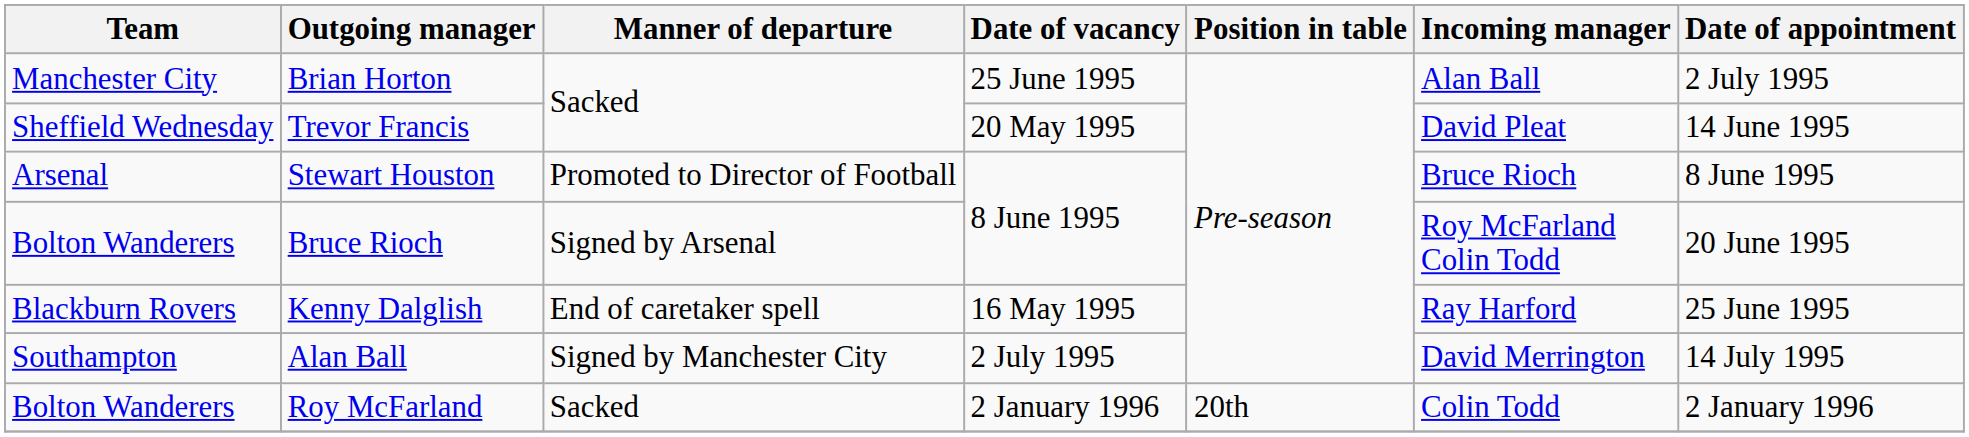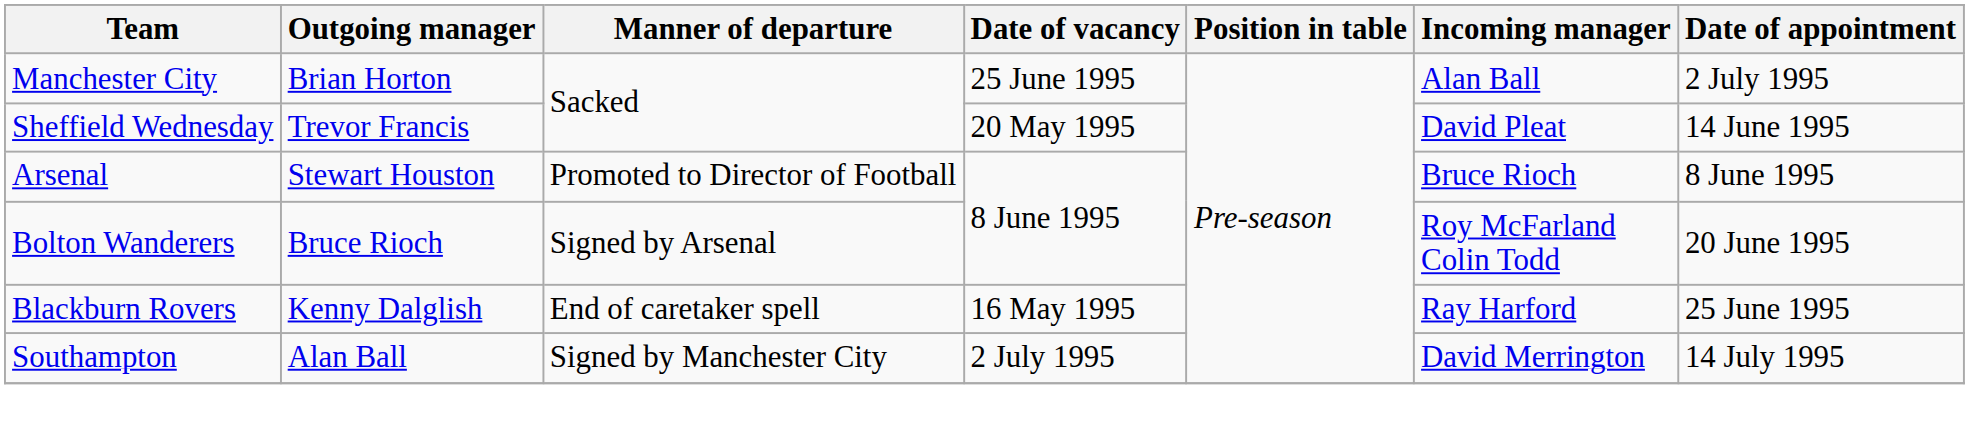- row: (385, 406)
